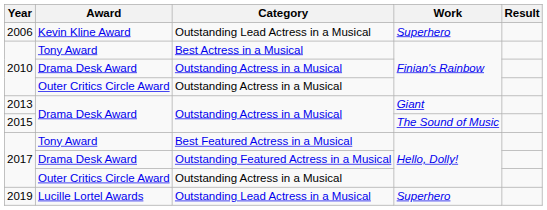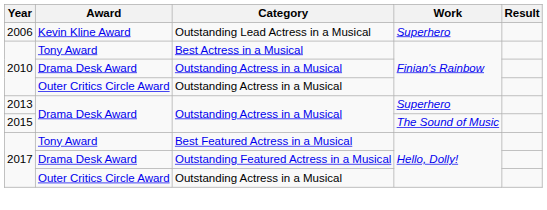(410, 104) Giant -> (424, 104) Superhero
- row: (20, 196)
